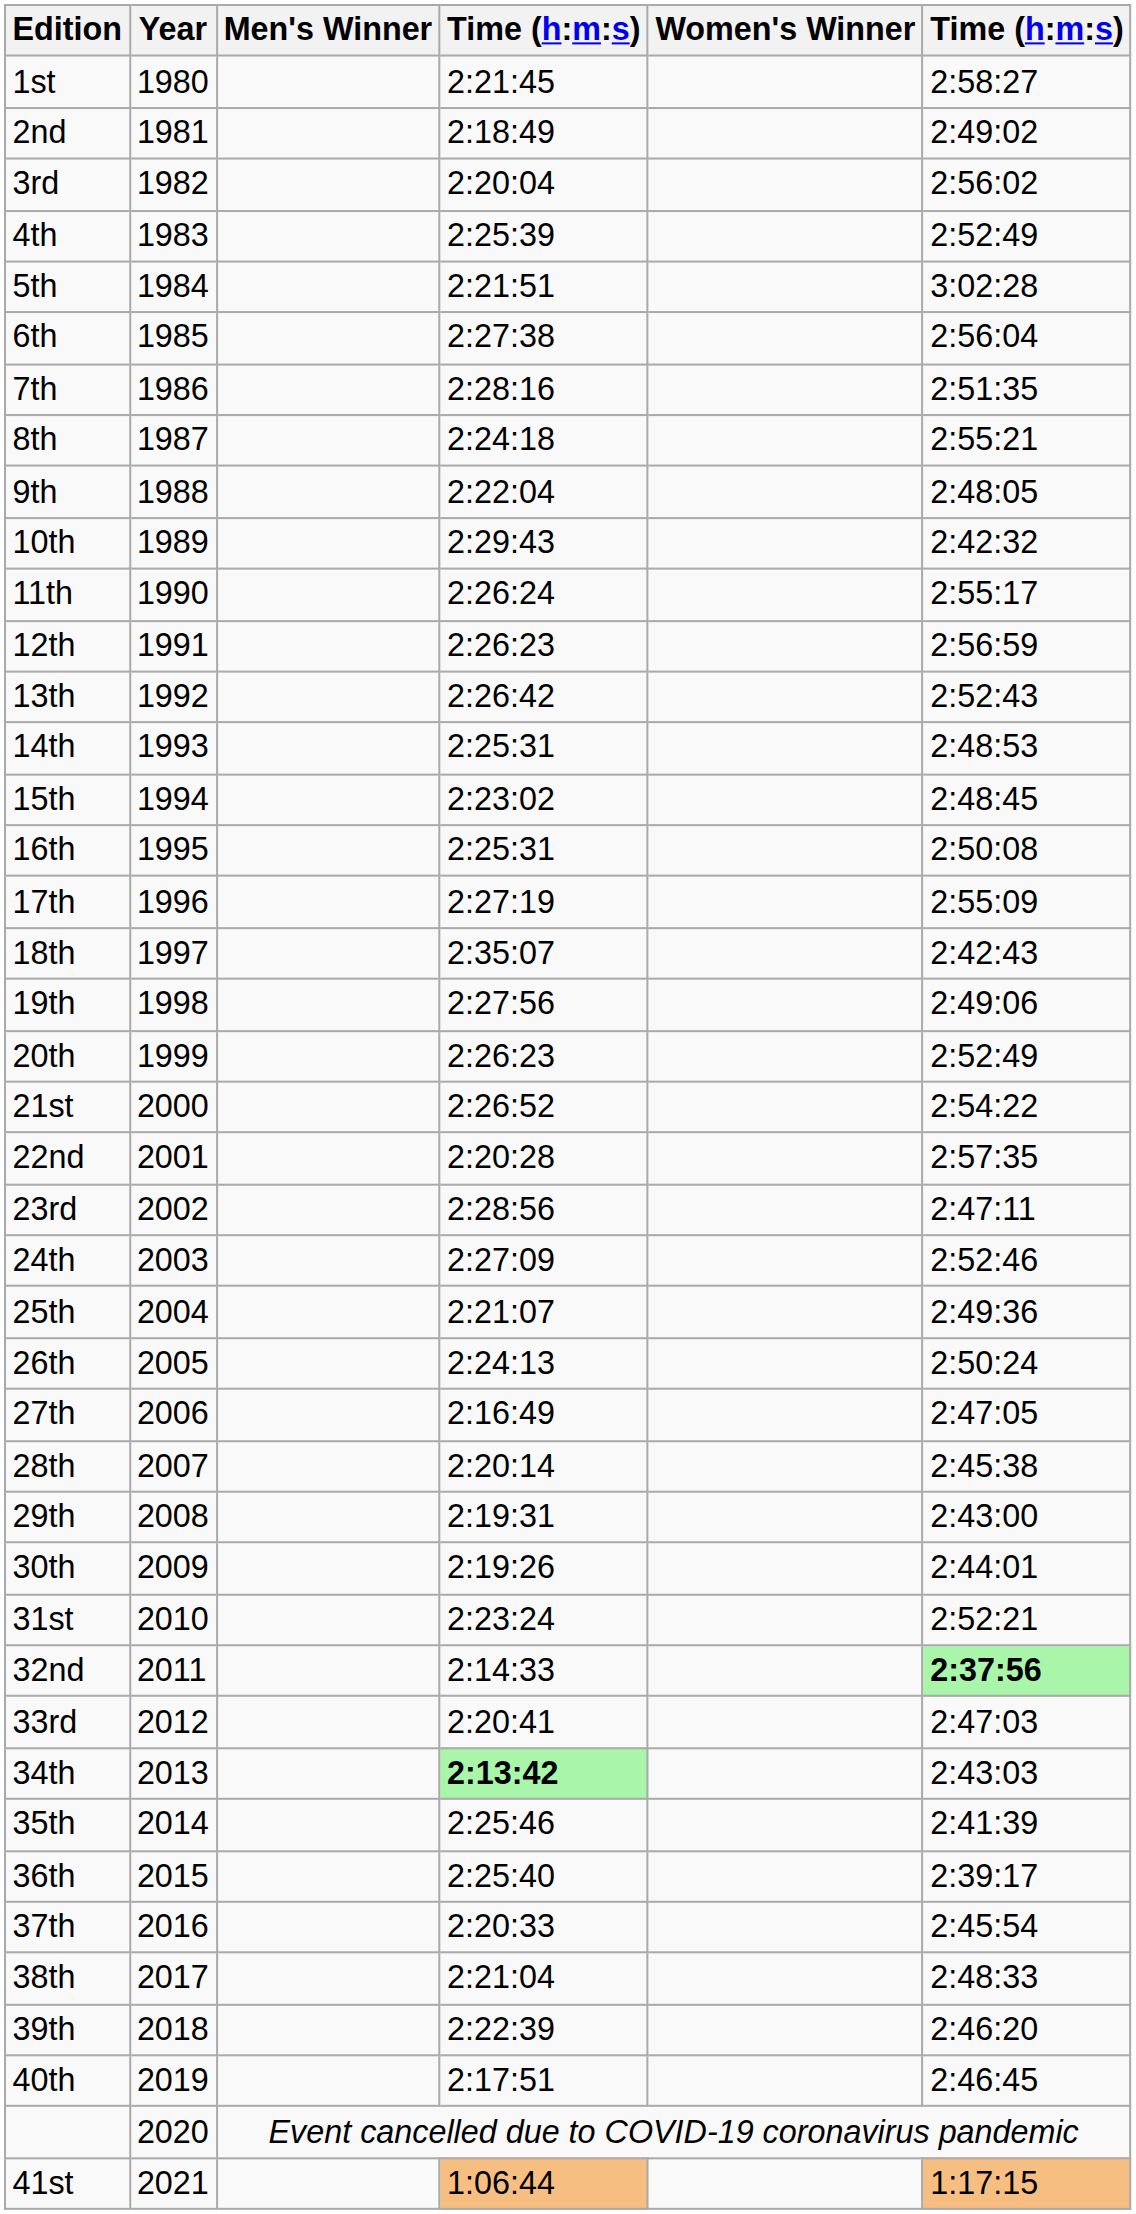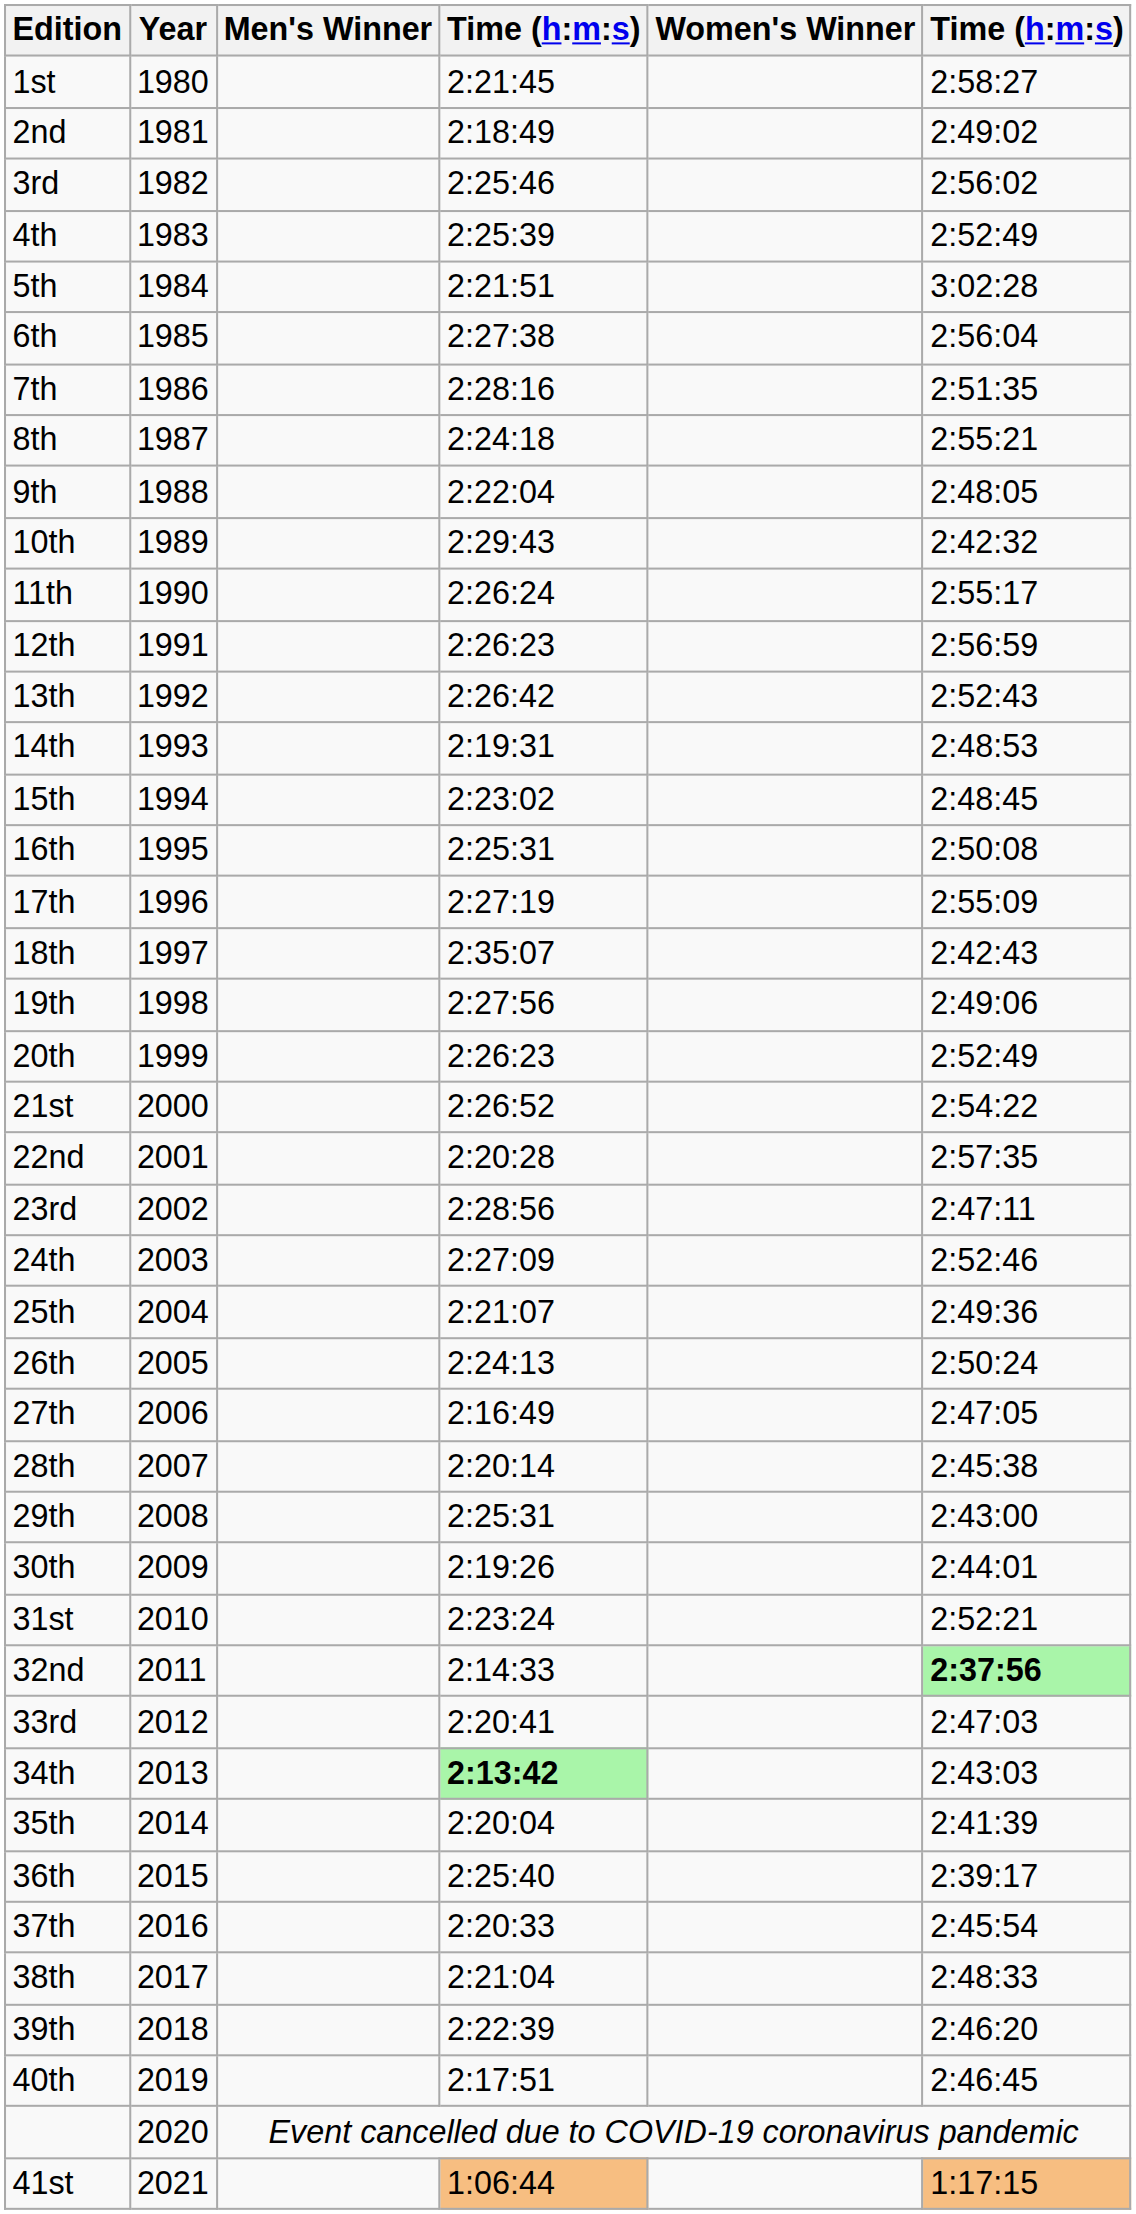(501, 183) 2:20:04 -> (501, 183) 2:25:46
(501, 747) 2:25:31 -> (501, 747) 2:19:31
(501, 1516) 2:19:31 -> (501, 1516) 2:25:31
(501, 1824) 2:25:46 -> (501, 1824) 2:20:04
